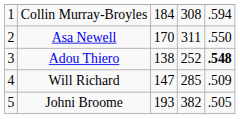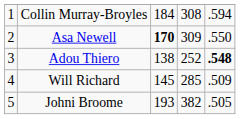(164, 37) normal -> (164, 37) bold
(191, 37) 311 -> (191, 37) 309
(164, 80) 147 -> (164, 80) 145
